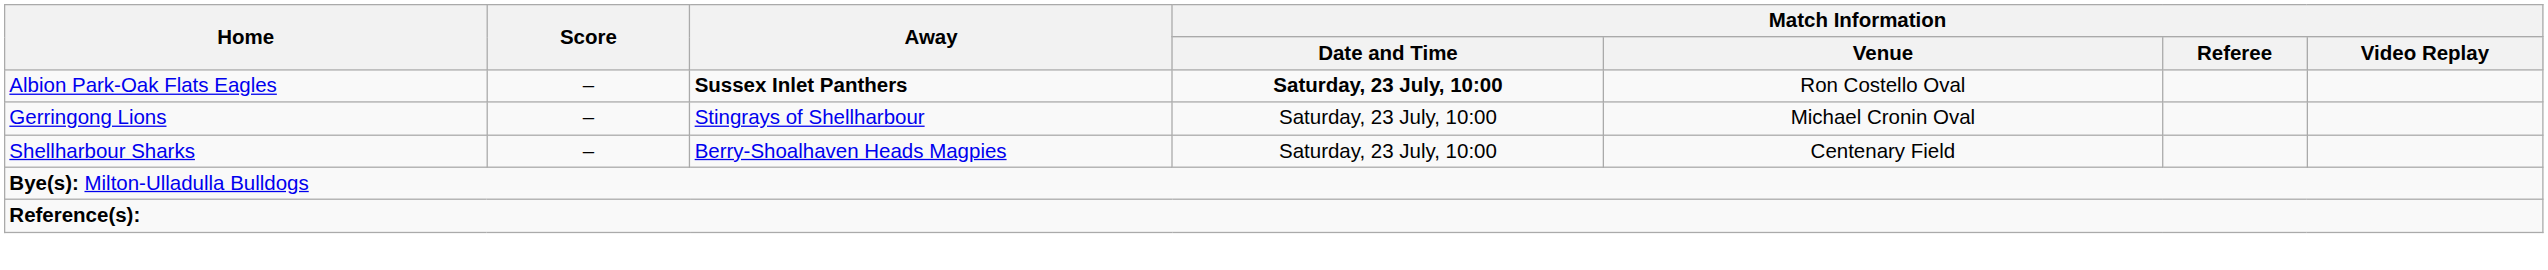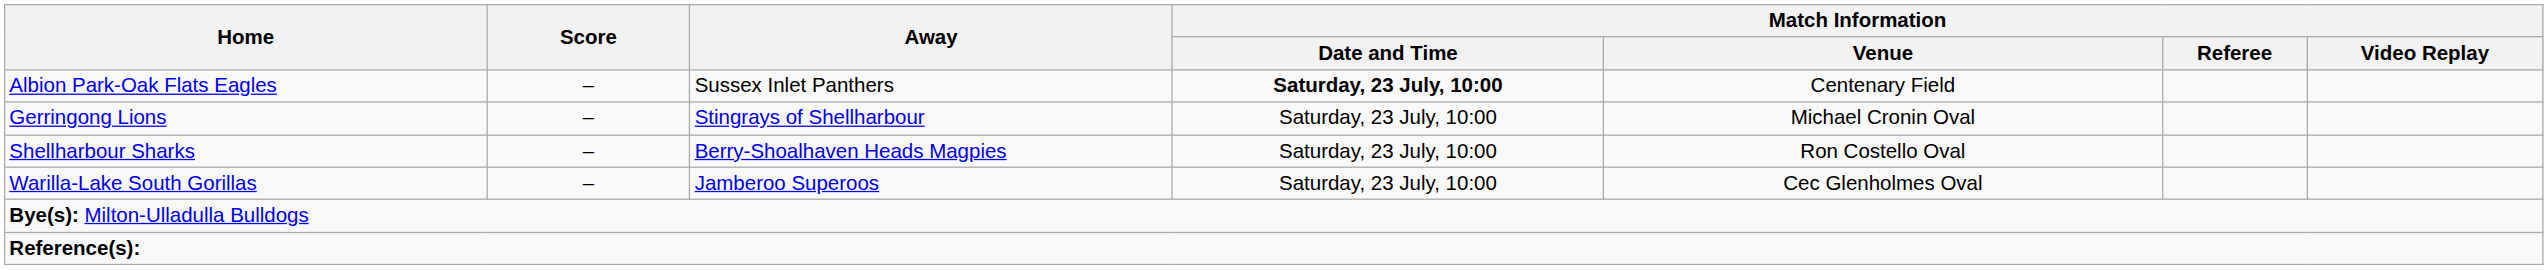(801, 85) bold -> (794, 85) normal
(1883, 85) Ron Costello Oval -> (1883, 85) Centenary Field
(1883, 150) Centenary Field -> (1883, 150) Ron Costello Oval
+ row: (133, 183)
